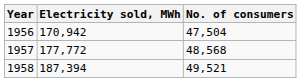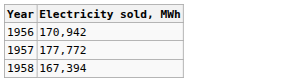- column: (240, 14)
(63, 68) 187,394 -> (63, 68) 167,394
